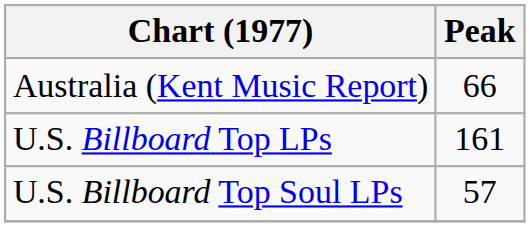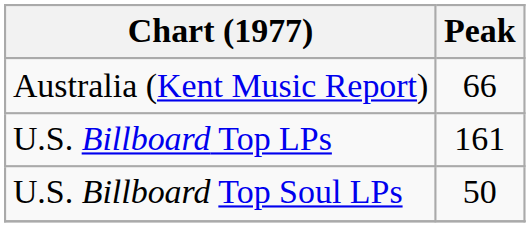(480, 192) 57 -> (480, 192) 50
